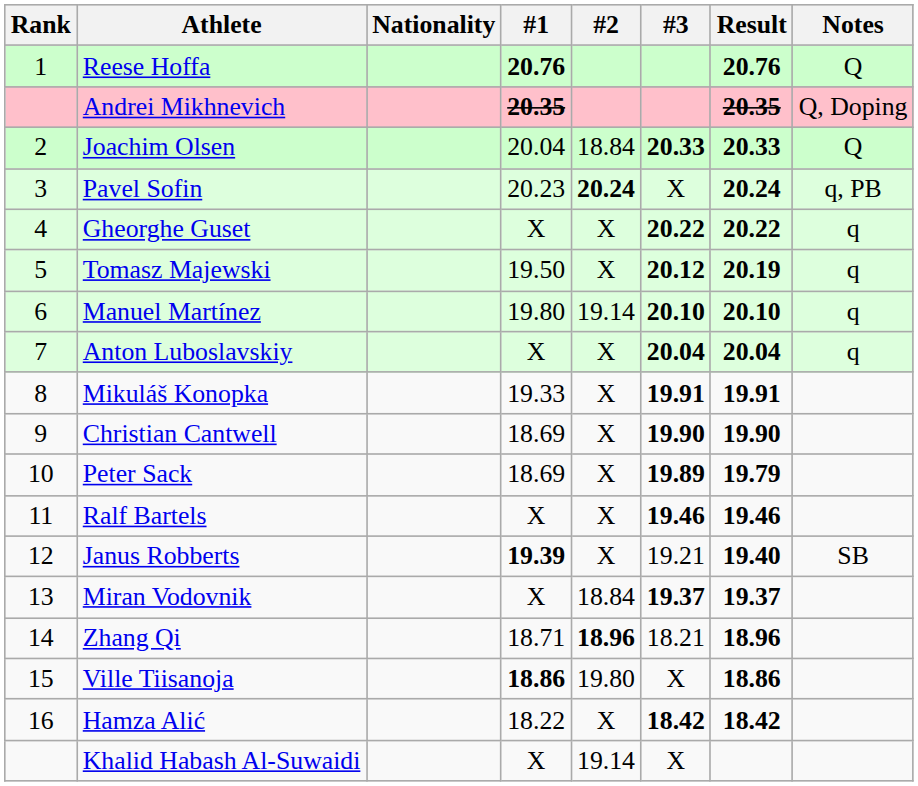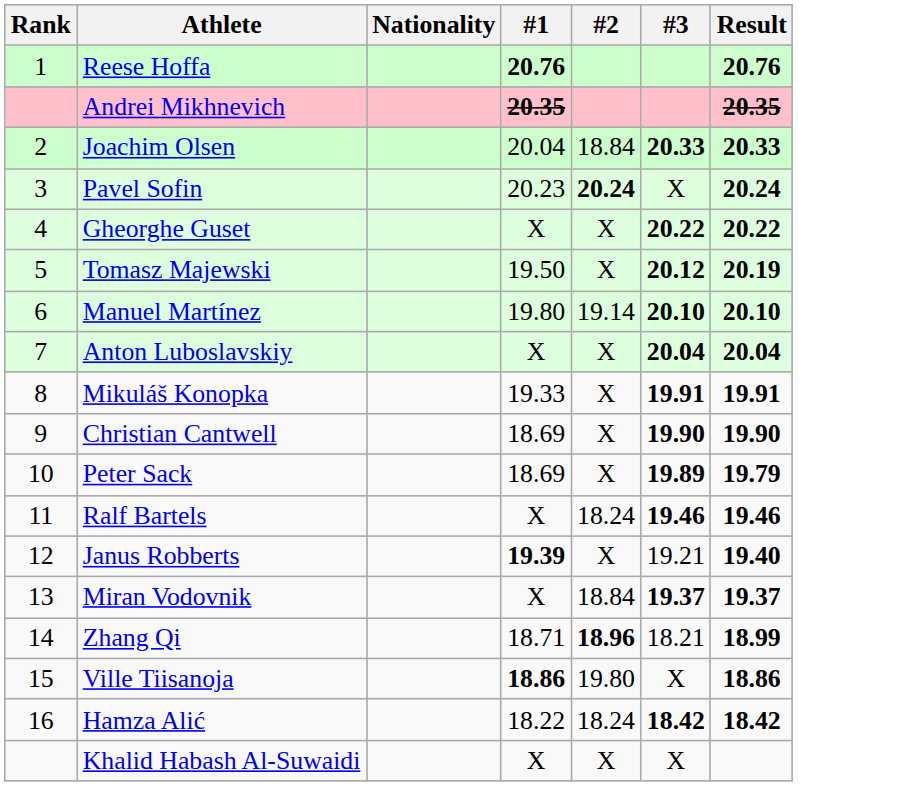- column: (853, 24)
(606, 515) X -> (606, 515) 18.24
(752, 637) 18.96 -> (752, 637) 18.99
(606, 719) X -> (606, 719) 18.24
(606, 760) 19.14 -> (606, 760) X
